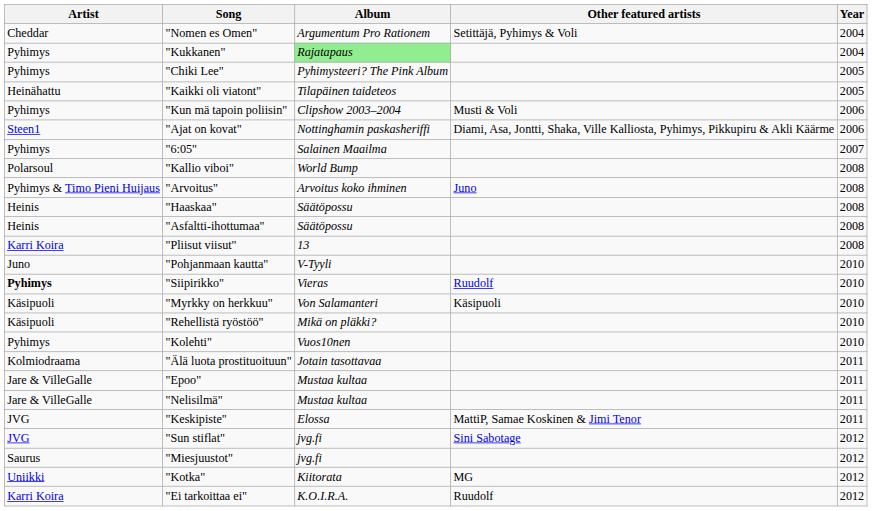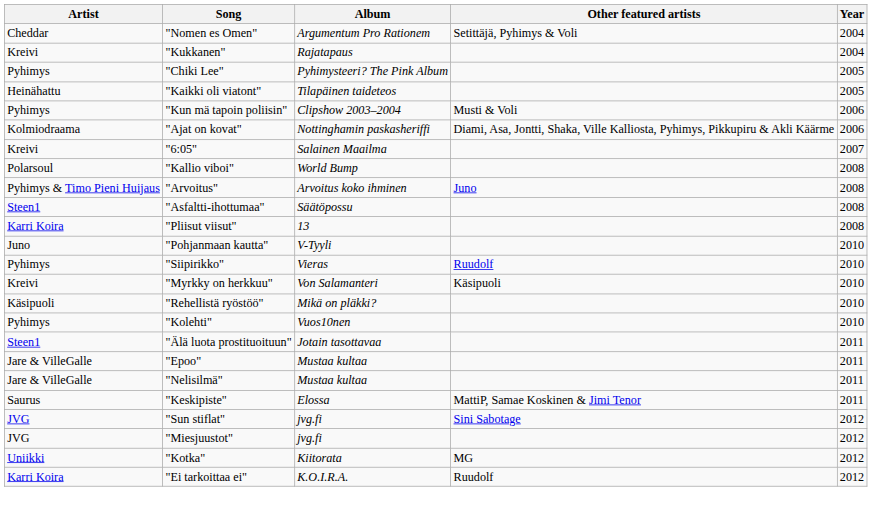(28, 52) Pyhimys -> (23, 52) Kreivi
(325, 52) lightgreen background -> (325, 52) no background
(24, 129) Steen1 -> (44, 129) Kolmiodraama
(28, 149) Pyhimys -> (23, 149) Kreivi
- row: (191, 206)
(23, 226) Heinis -> (24, 206) Steen1
(29, 284) bold -> (28, 264) normal
(31, 303) Käsipuoli -> (23, 284) Kreivi
(44, 361) Kolmiodraama -> (24, 341) Steen1
(18, 419) JVG -> (24, 399) Saurus
(24, 457) Saurus -> (18, 438) JVG
